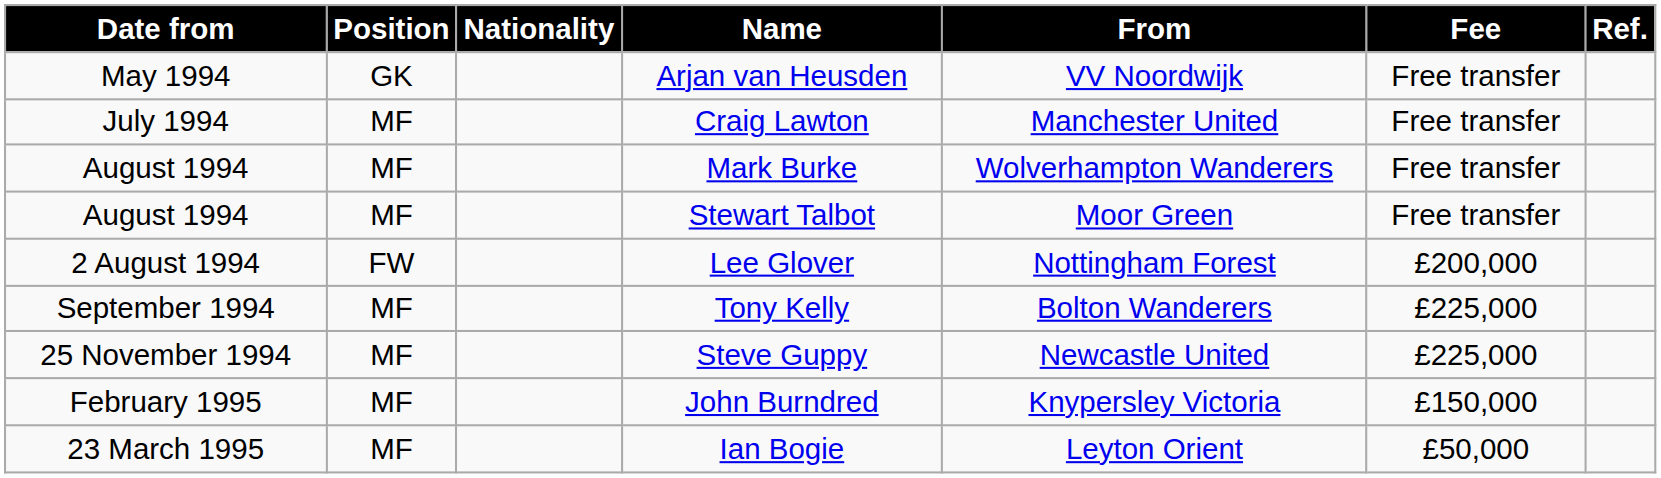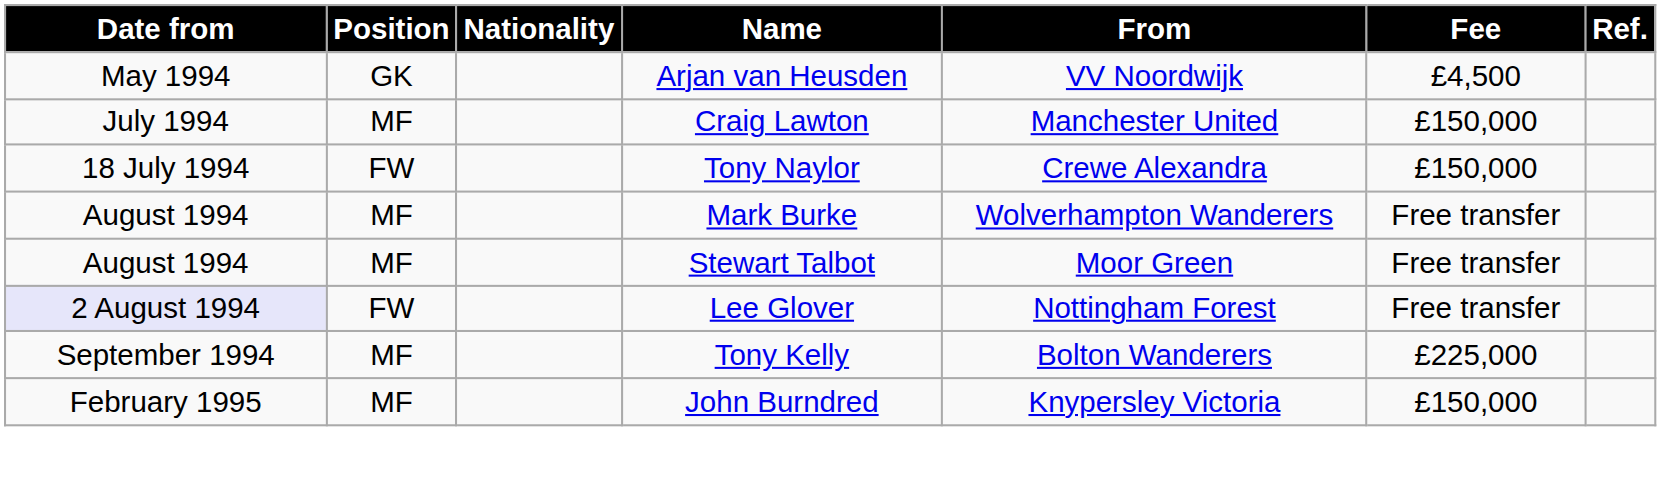(1476, 75) Free transfer -> (1476, 75) £4,500
(1476, 122) Free transfer -> (1476, 122) £150,000
+ row: (782, 169)
(166, 262) no background -> (166, 309) lavender background
(1476, 262) £200,000 -> (1476, 309) Free transfer
- row: (782, 355)
- row: (782, 448)
